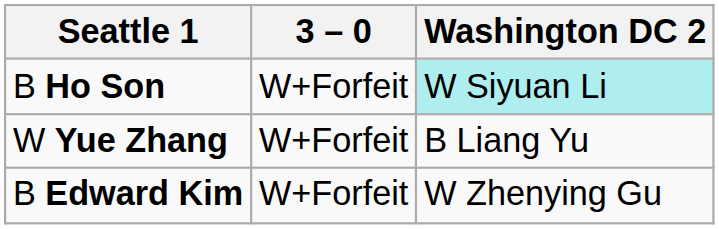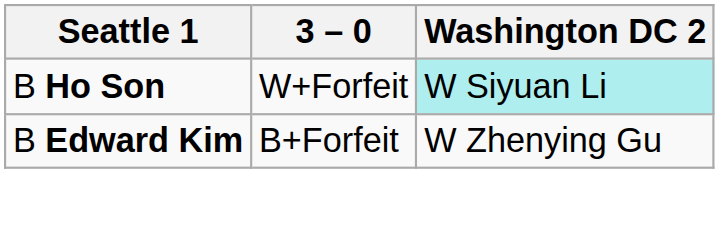- row: (120, 140)
(334, 194) W+Forfeit -> (329, 140) B+Forfeit
